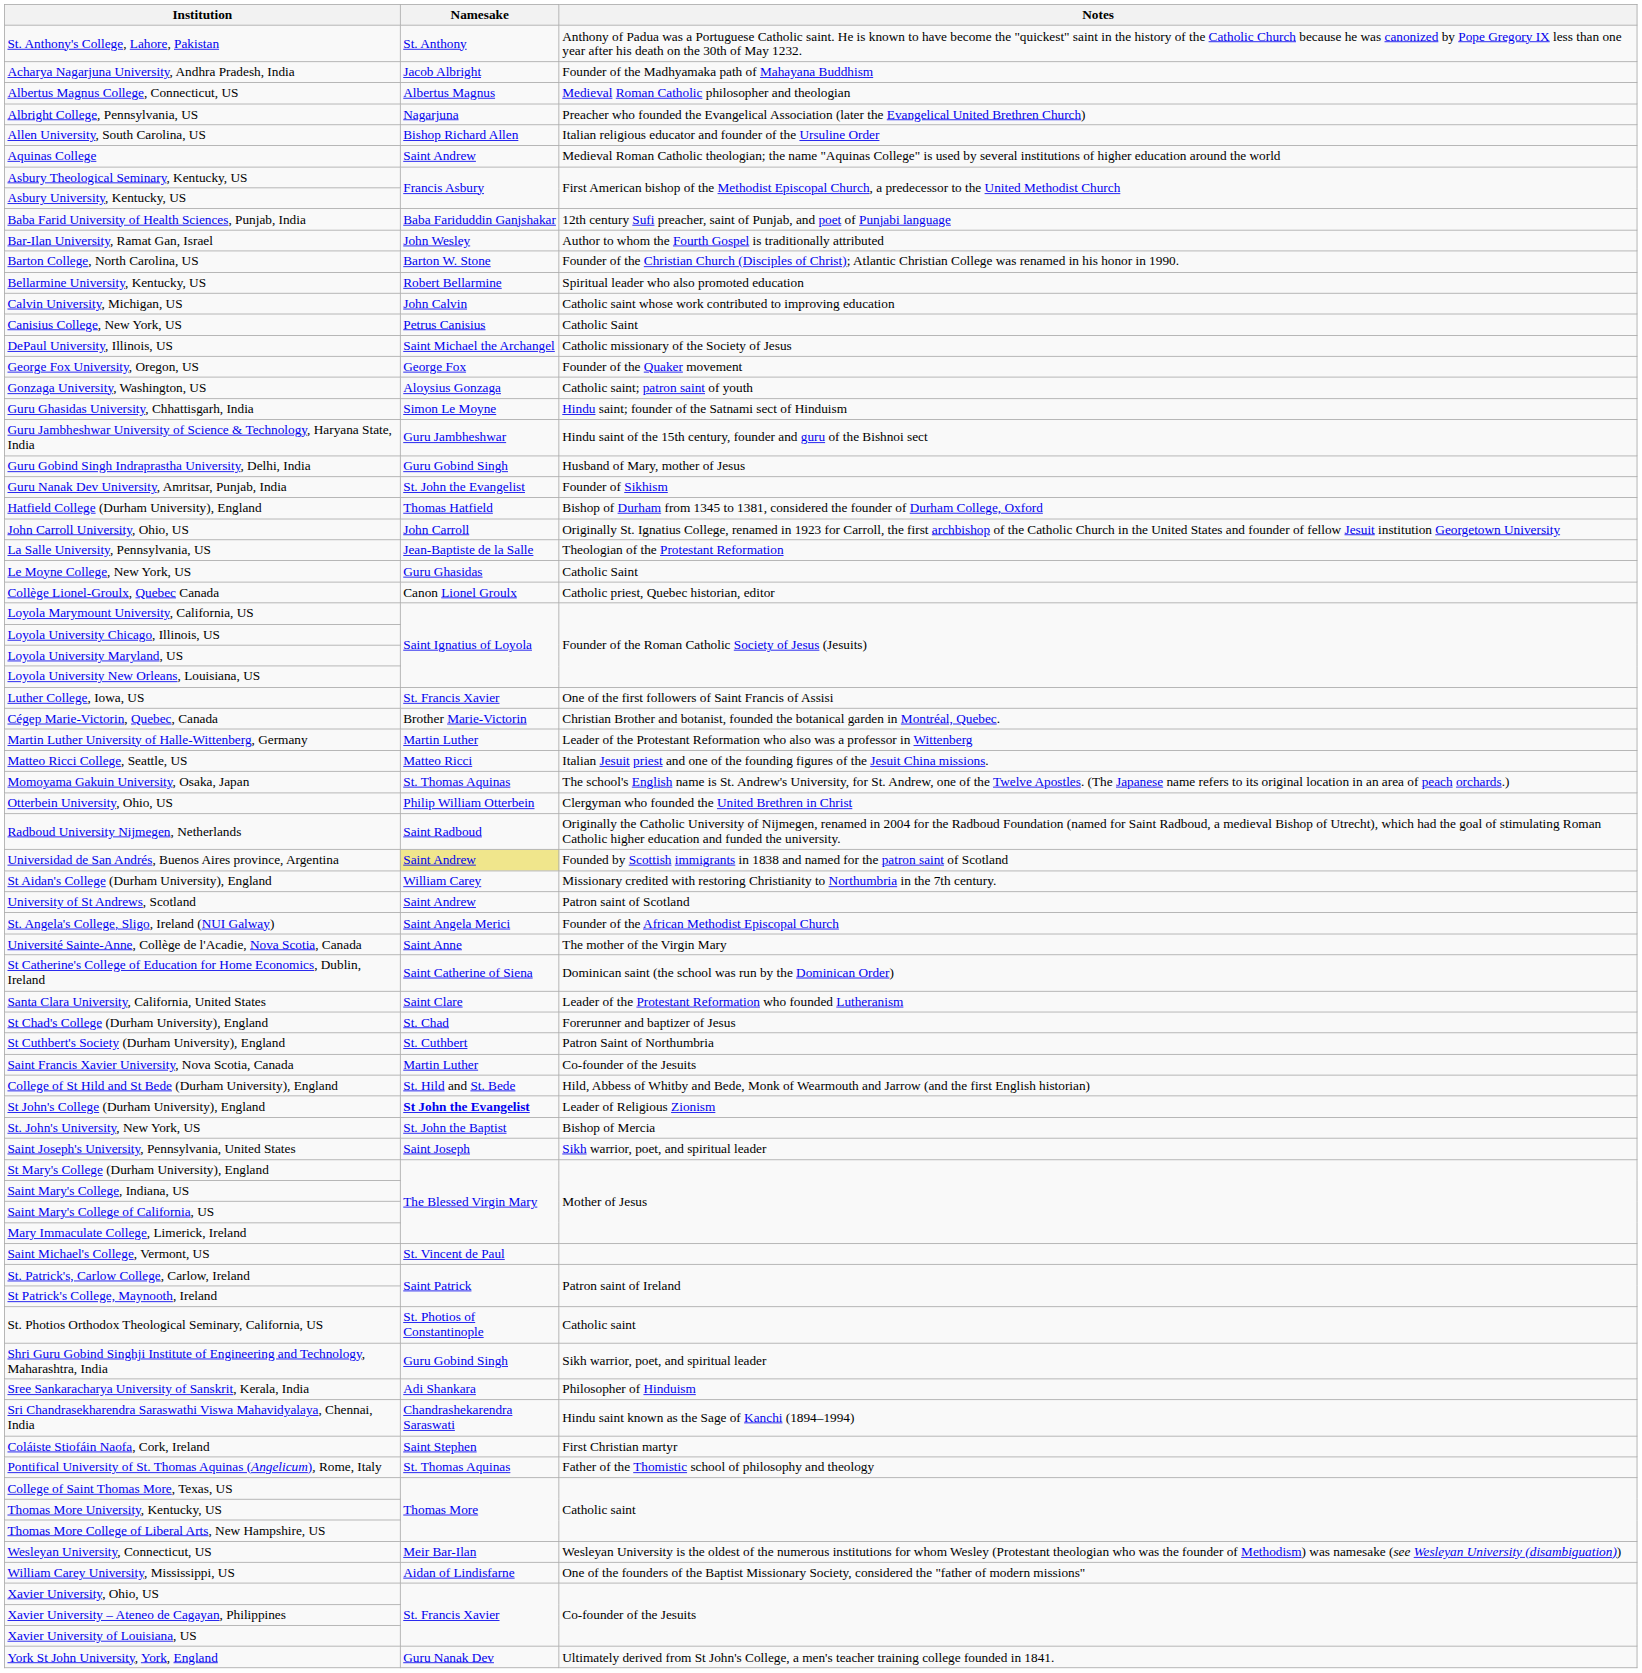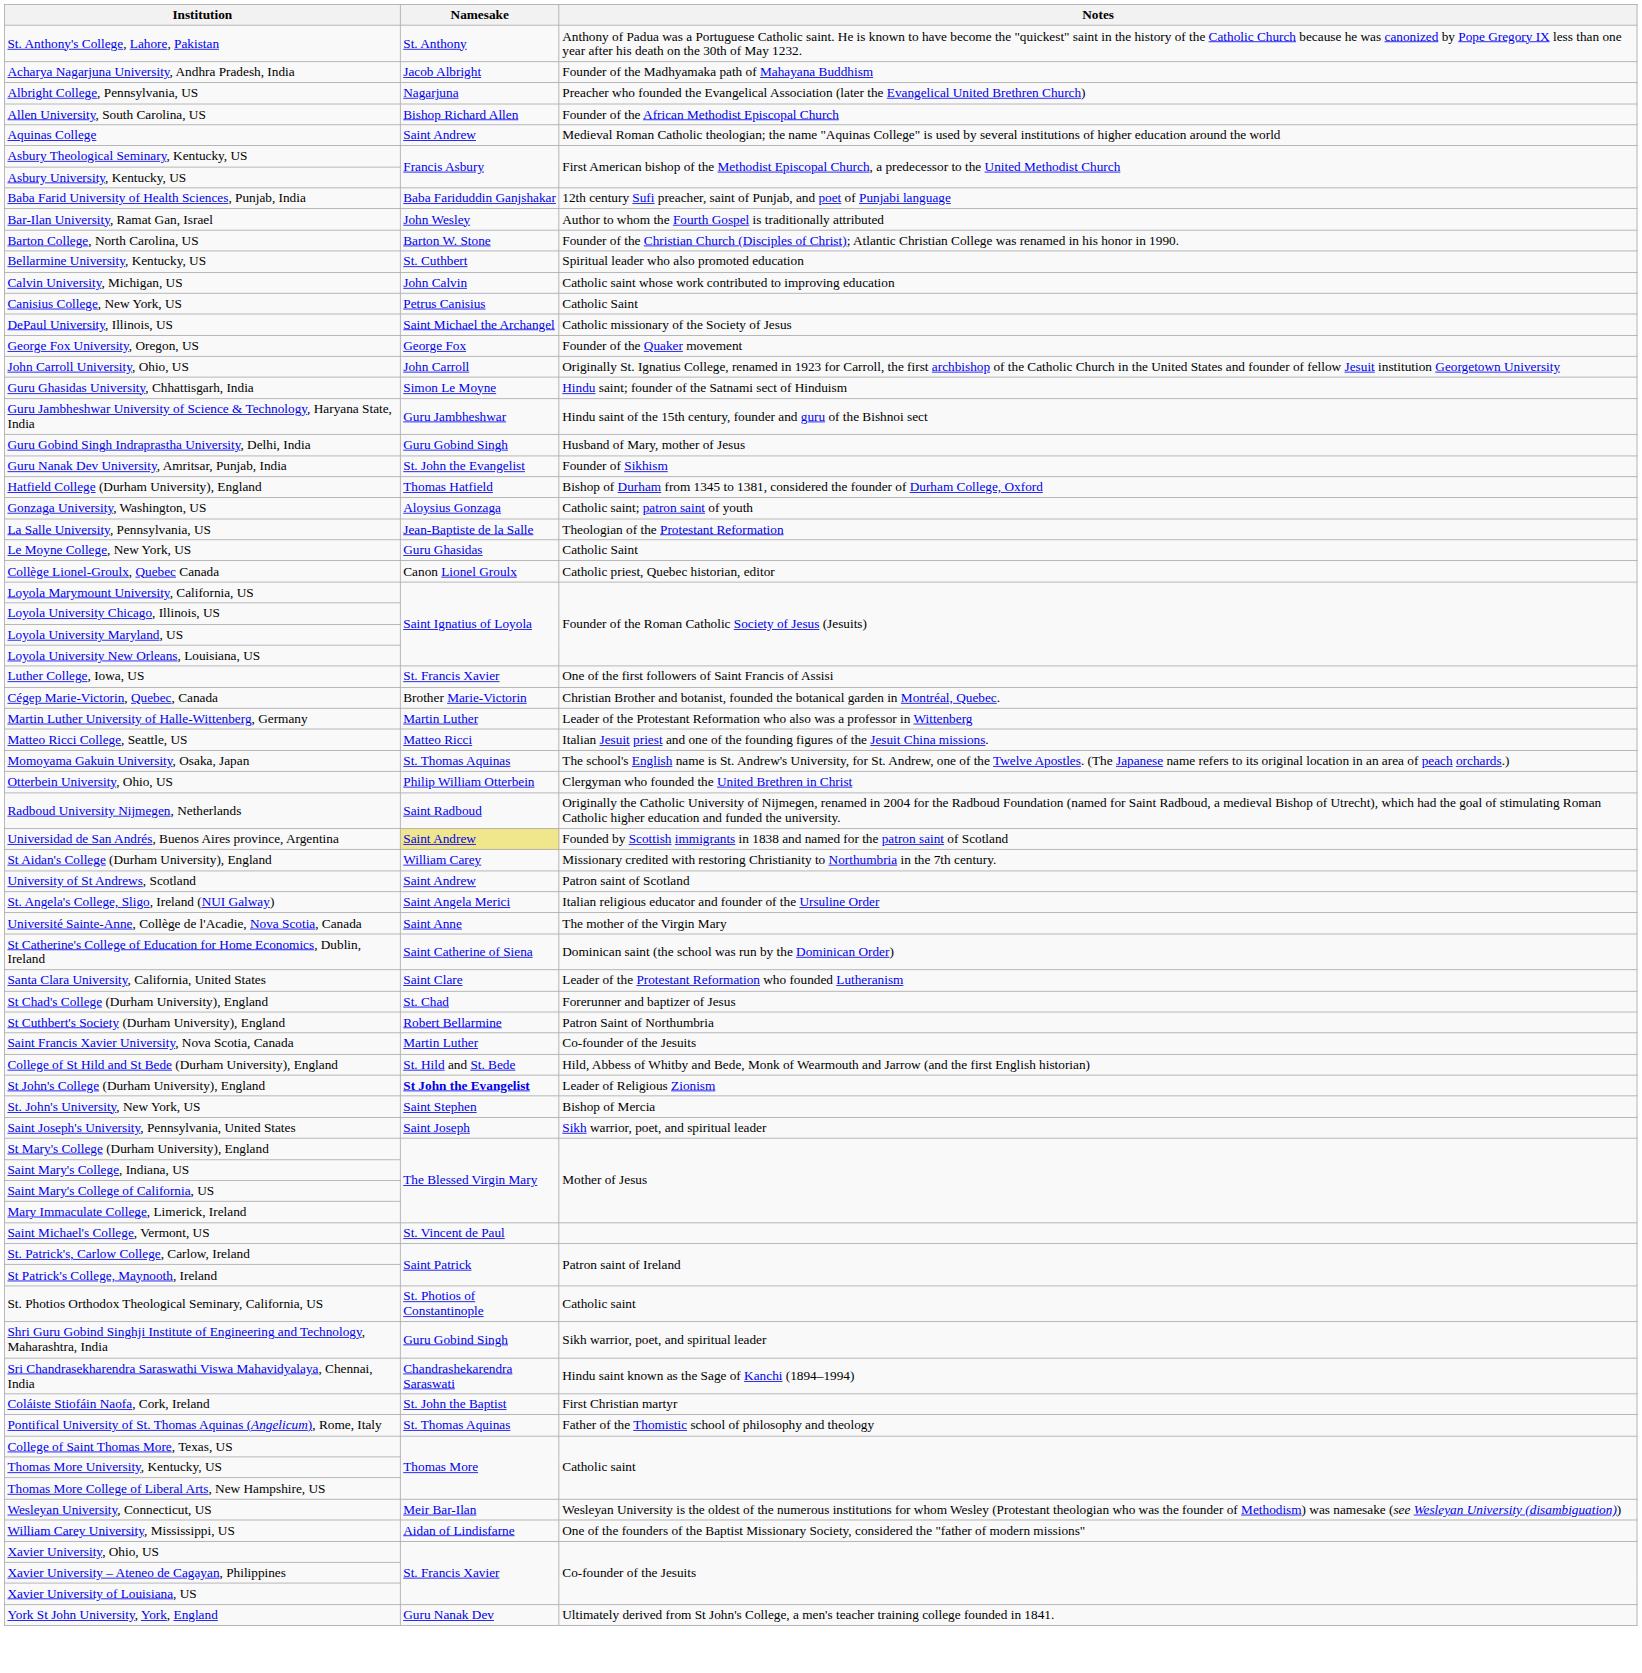- row: (123, 93)
(721, 135) Italian religious educator and founder of the Ursuline Order -> (701, 114) Founder of the African Methodist Episcopal Church
(452, 282) Robert Bellarmine -> (435, 261) St. Cuthbert
rows swapped: (107, 388) <-> (98, 529)
(701, 923) Founder of the African Methodist Episcopal Church -> (721, 902) Italian religious educator and founder of the Ursuline Order
(435, 1043) St. Cuthbert -> (452, 1022) Robert Bellarmine
(455, 1127) St. John the Baptist -> (440, 1106) Saint Stephen
- row: (158, 1389)
(440, 1446) Saint Stephen -> (455, 1404) St. John the Baptist
